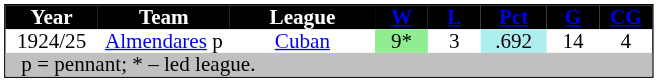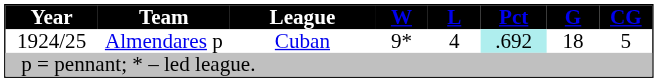(401, 40) lightgreen background -> (401, 40) no background
(454, 40) 3 -> (454, 40) 4
(573, 40) 14 -> (573, 40) 18
(626, 40) 4 -> (626, 40) 5
